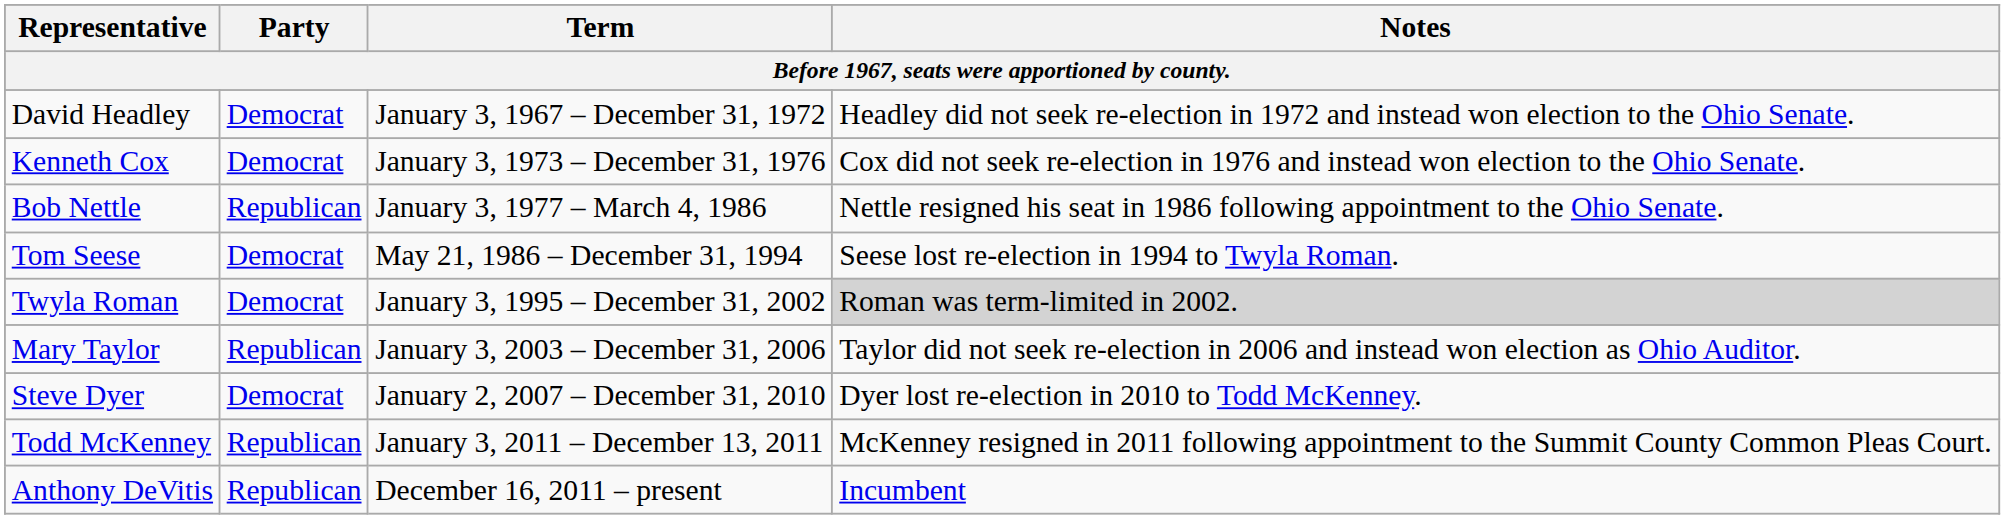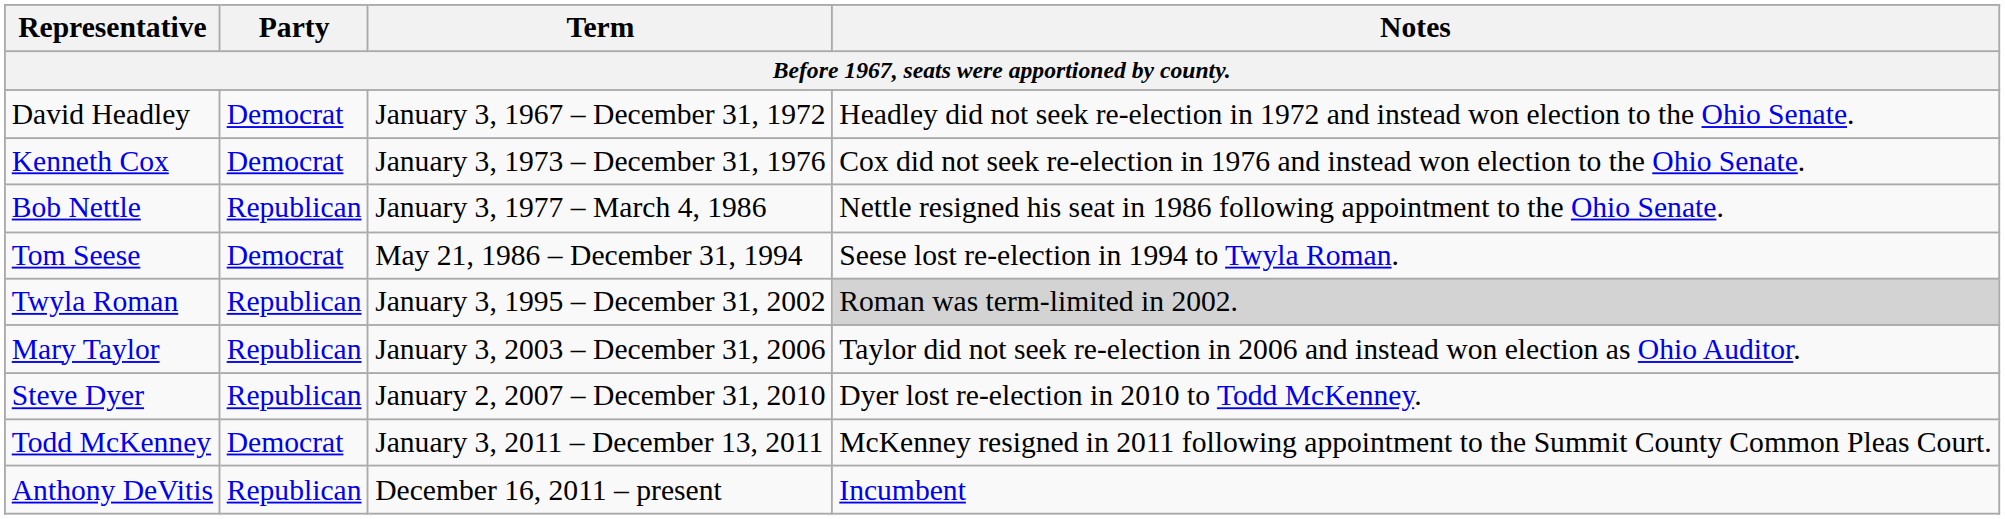(285, 301) Democrat -> (294, 301) Republican
(285, 395) Democrat -> (294, 395) Republican
(294, 442) Republican -> (285, 442) Democrat
